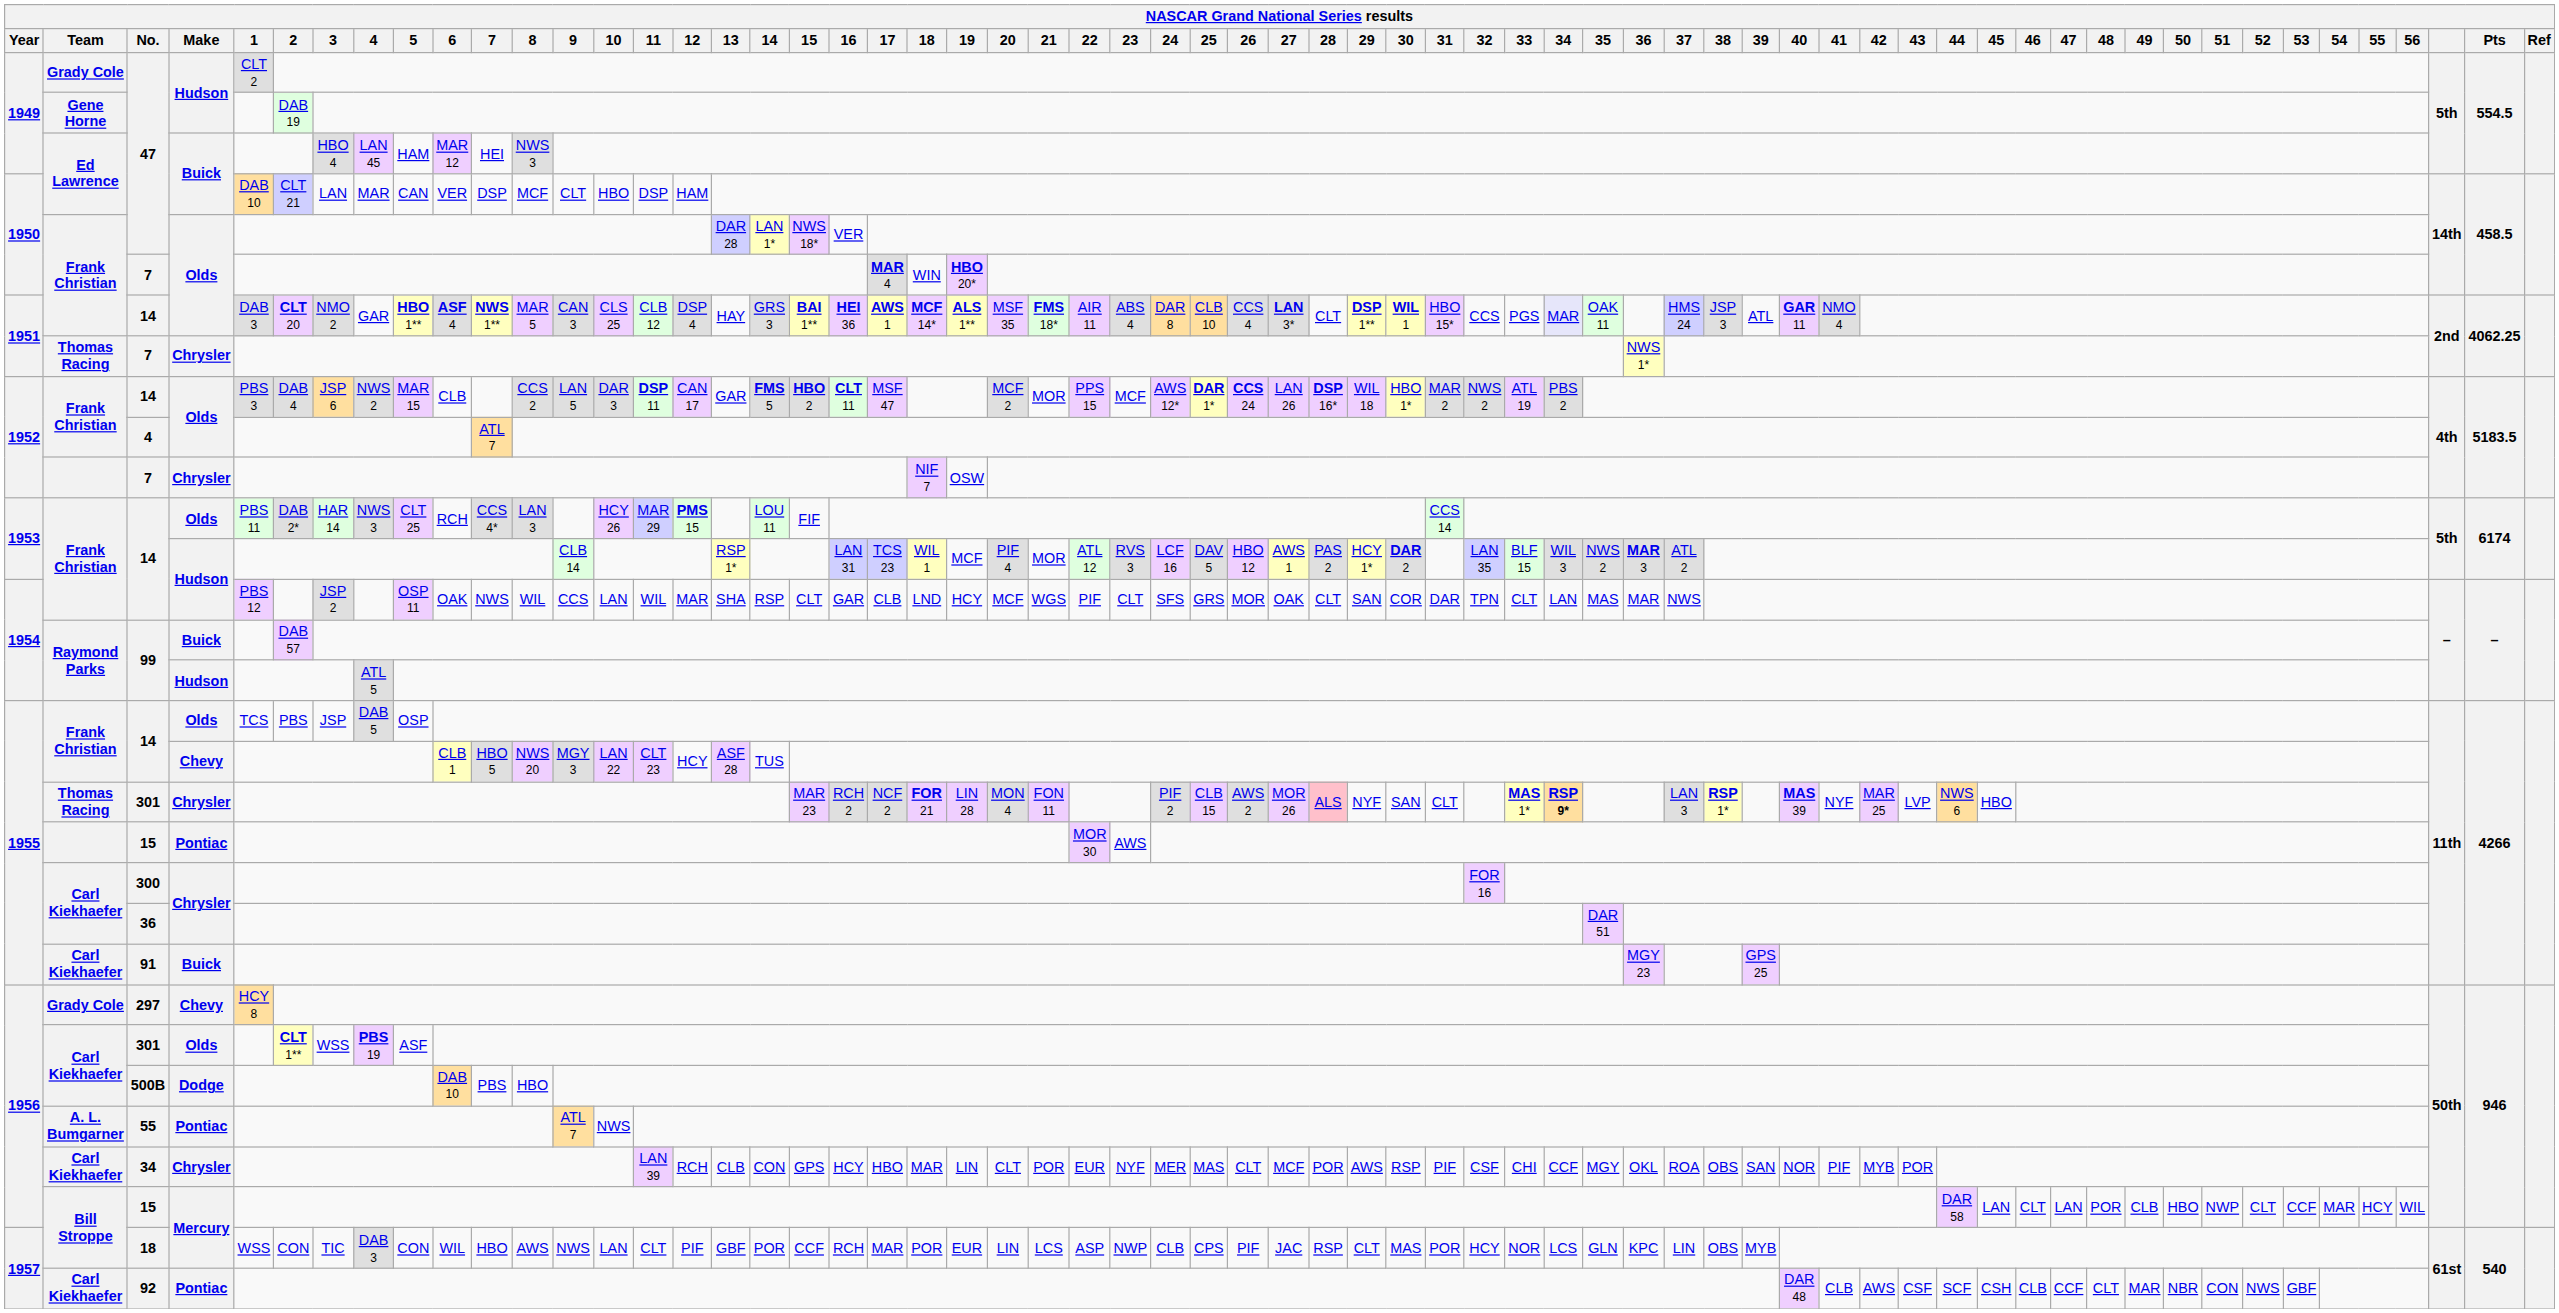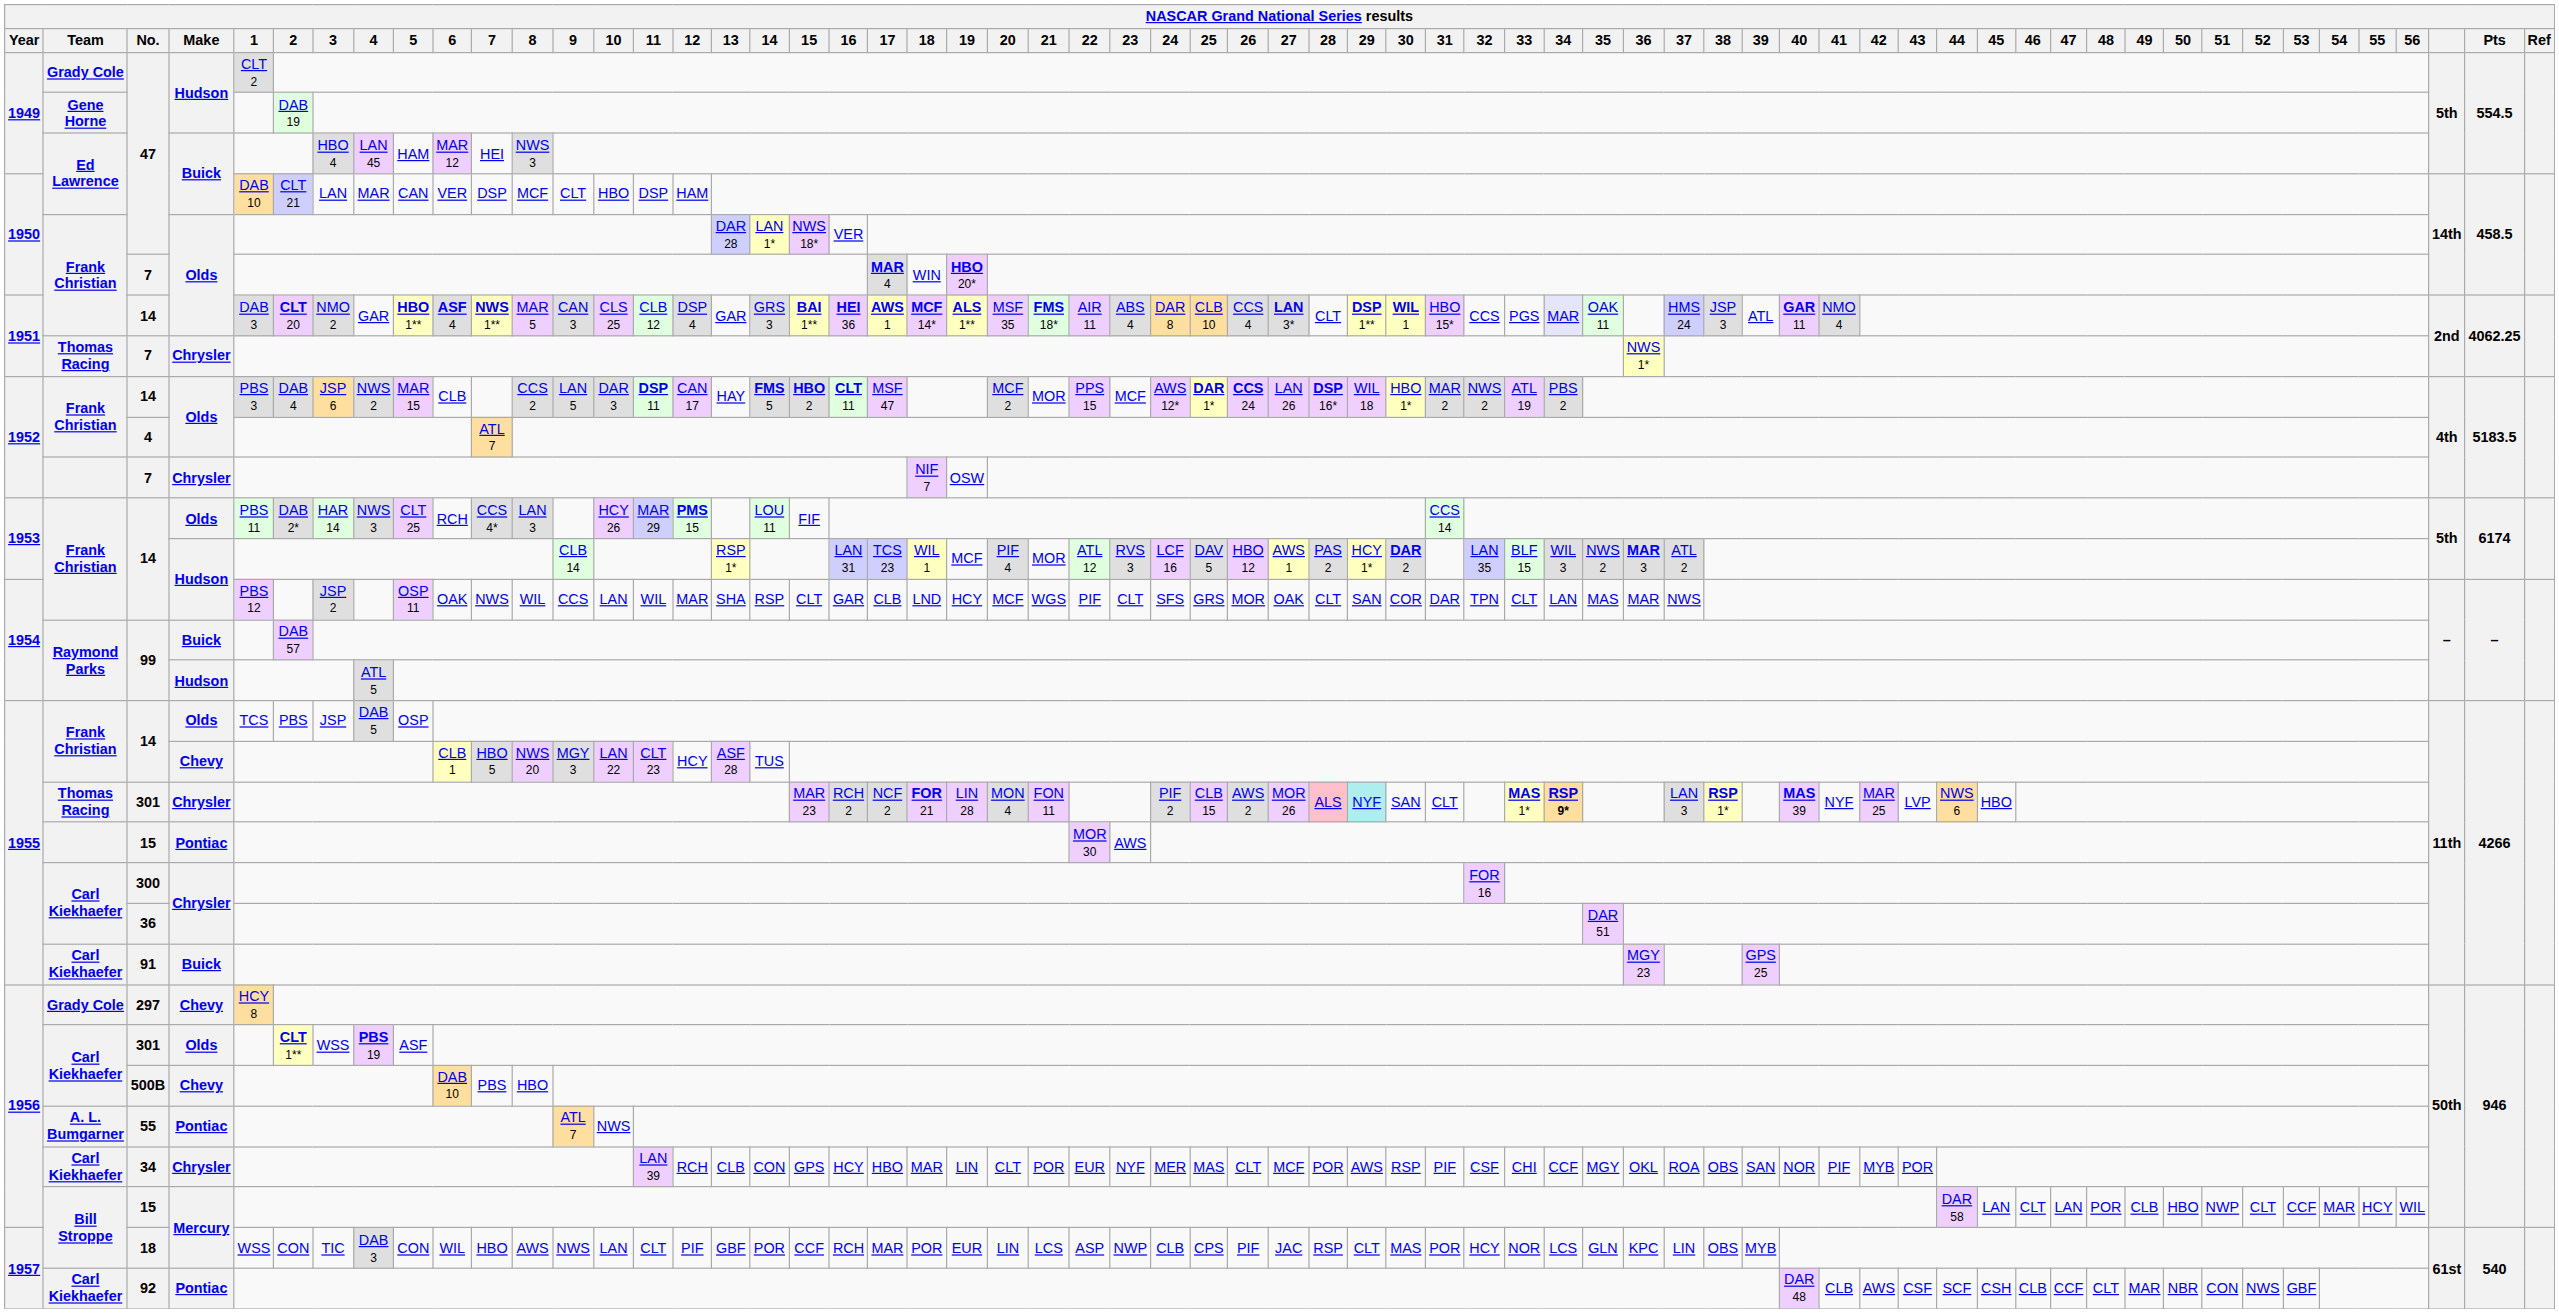(731, 316) HAY -> (731, 316) GAR
(731, 397) GAR -> (731, 397) HAY
(1367, 802) no background -> (1367, 802) paleturquoise background
(201, 1086) Dodge -> (201, 1086) Chevy
